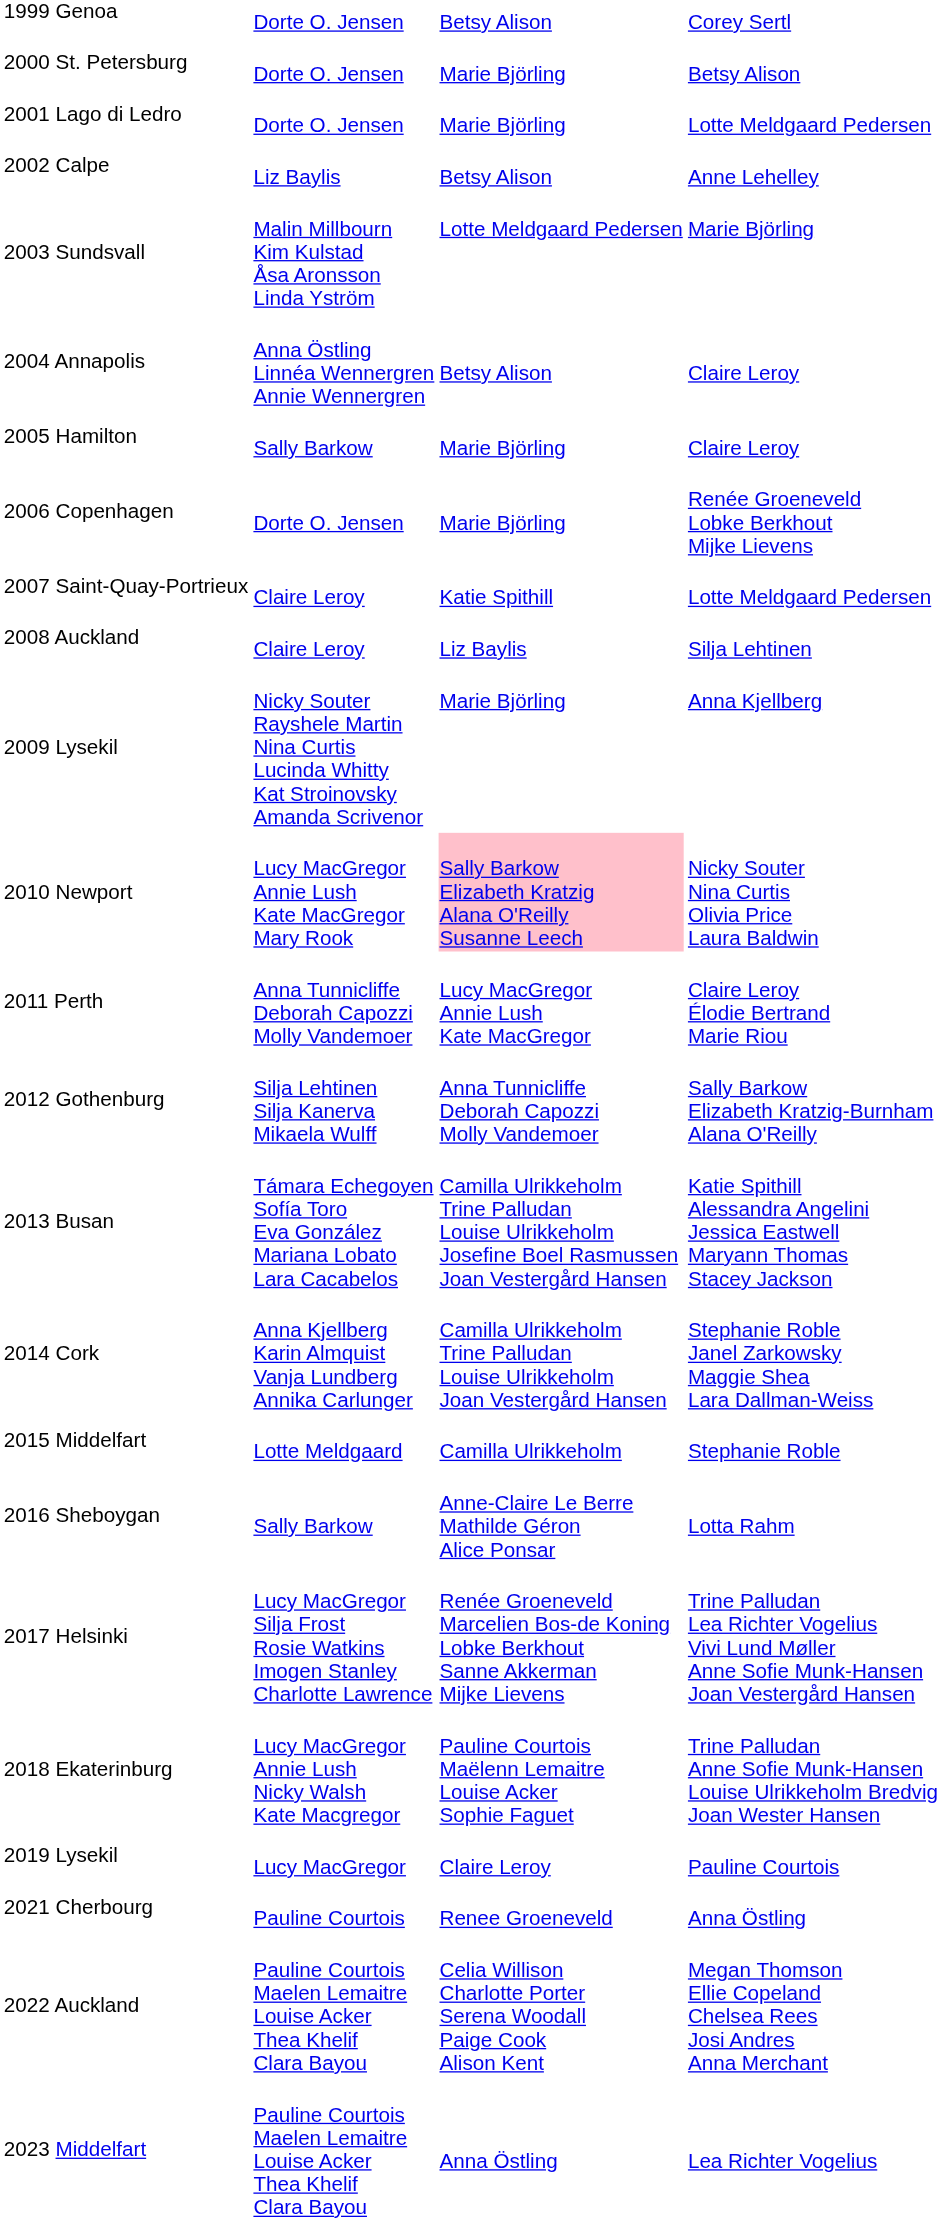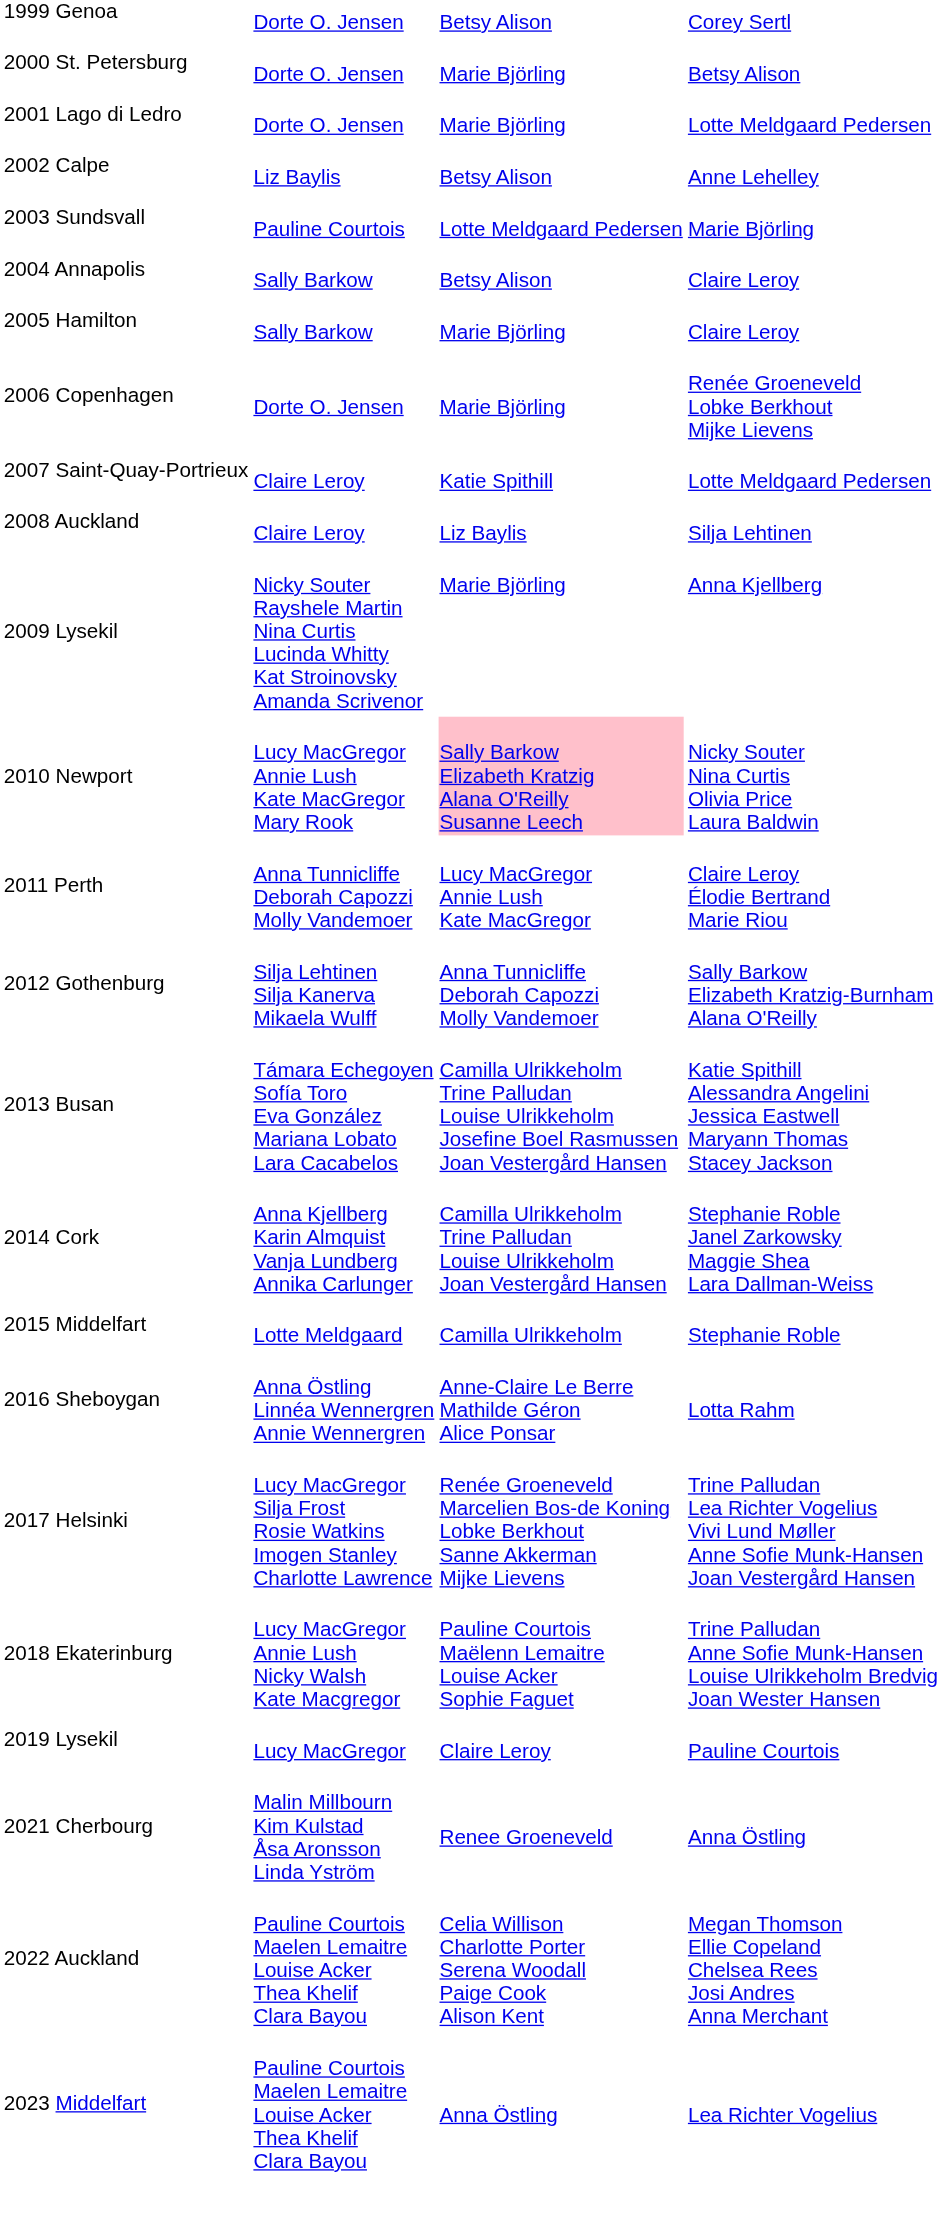(323, 263) Malin Millbourn Kim Kulstad Åsa Aronsson Linda Yström -> (329, 228) Pauline Courtois
(344, 373) Anna Östling Linnéa Wennergren Annie Wennergren -> (313, 280) Sally Barkow
(313, 1526) Sally Barkow -> (344, 1410) Anna Östling Linnéa Wennergren Annie Wennergren
(329, 1918) Pauline Courtois -> (323, 1837) Malin Millbourn Kim Kulstad Åsa Aronsson Linda Yström
